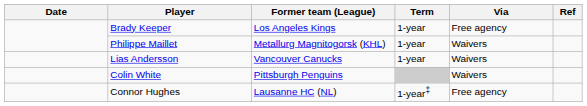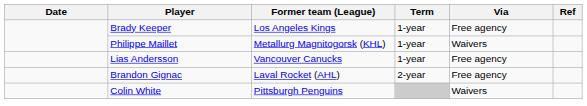(469, 59) Waivers -> (479, 59) Free agency
+ row: (146, 75)
- row: (145, 92)
